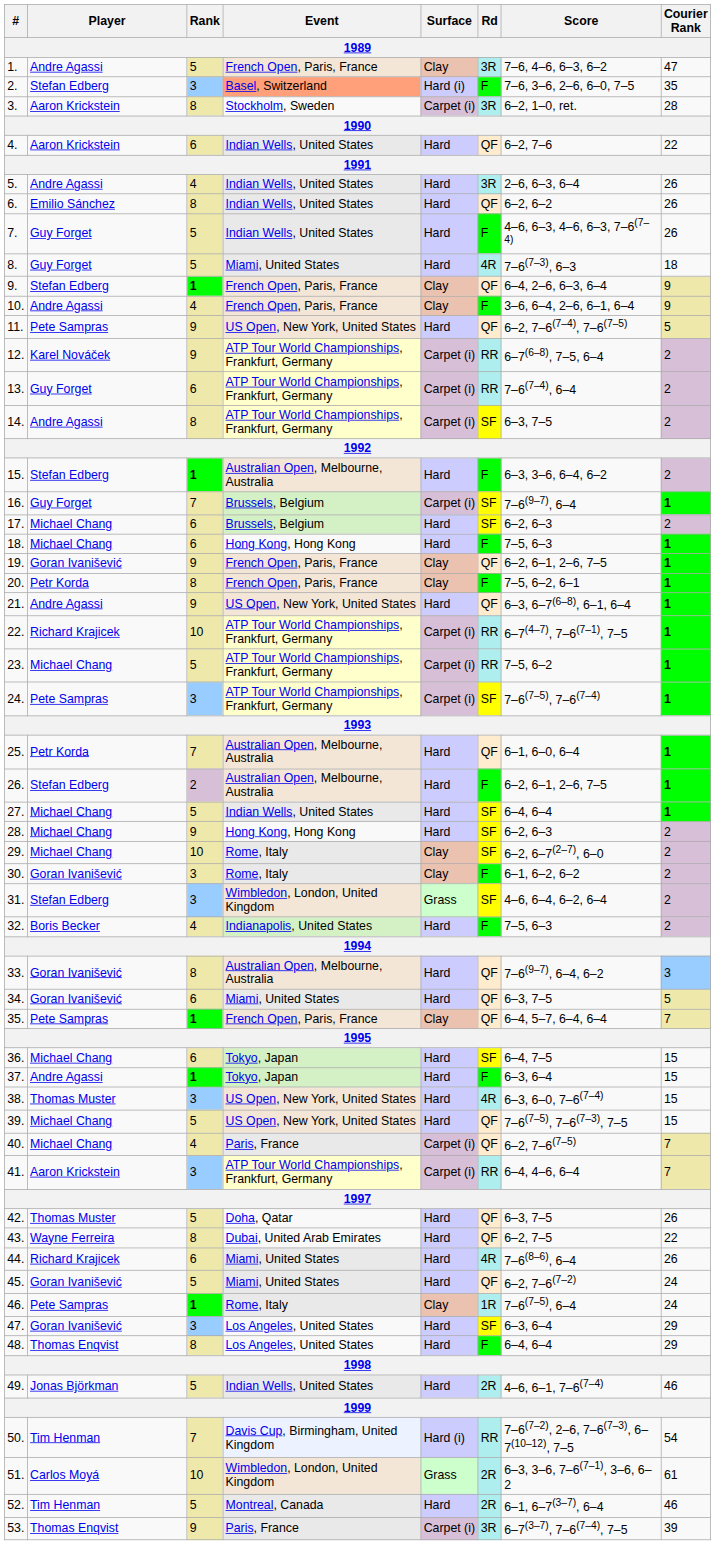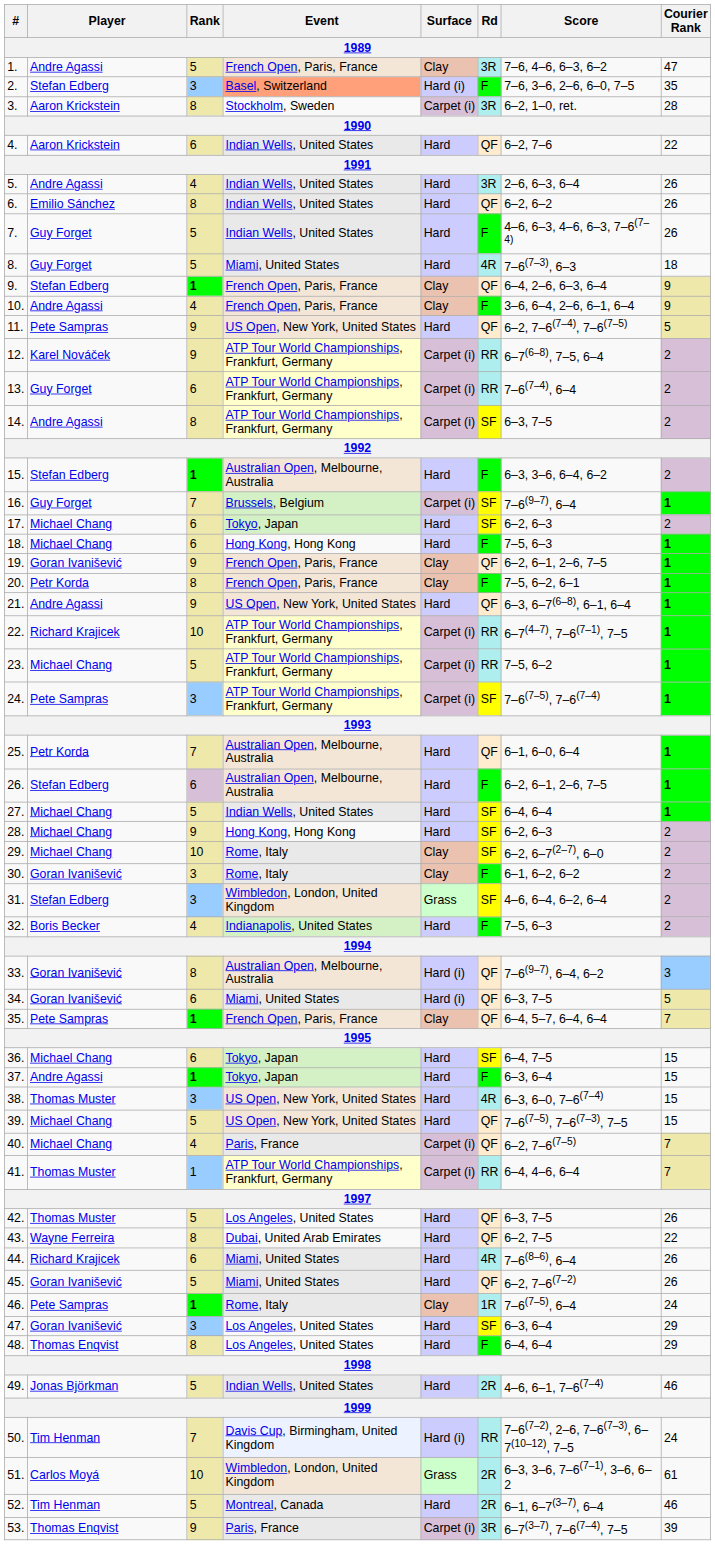(275, 524) Brussels, Belgium -> (262, 524) Tokyo, Japan
(193, 785) 2 -> (193, 785) 6
(437, 972) Hard -> (444, 972) Hard (i)
(437, 999) Hard -> (444, 999) Hard (i)
(75, 1172) Aaron Krickstein -> (73, 1172) Thomas Muster
(193, 1172) 3 -> (193, 1172) 1
(259, 1218) Doha, Qatar -> (299, 1218) Los Angeles, United States
(671, 1282) 24 -> (671, 1282) 26
(671, 1437) 54 -> (671, 1437) 24
